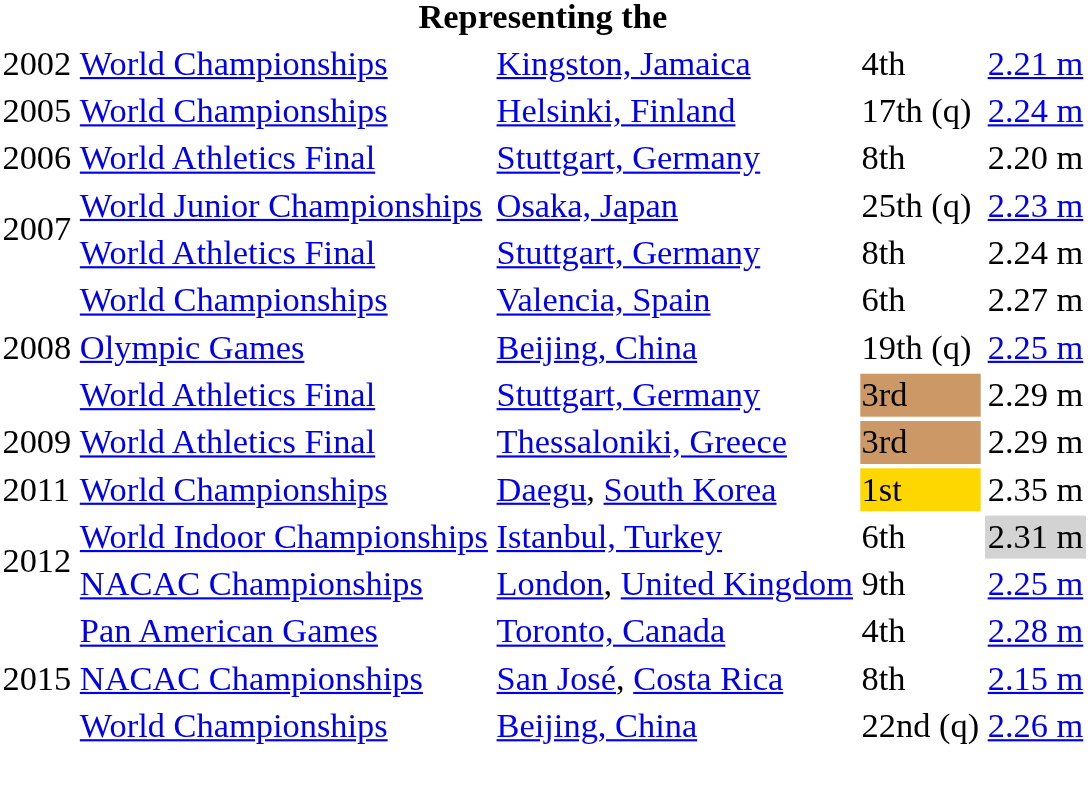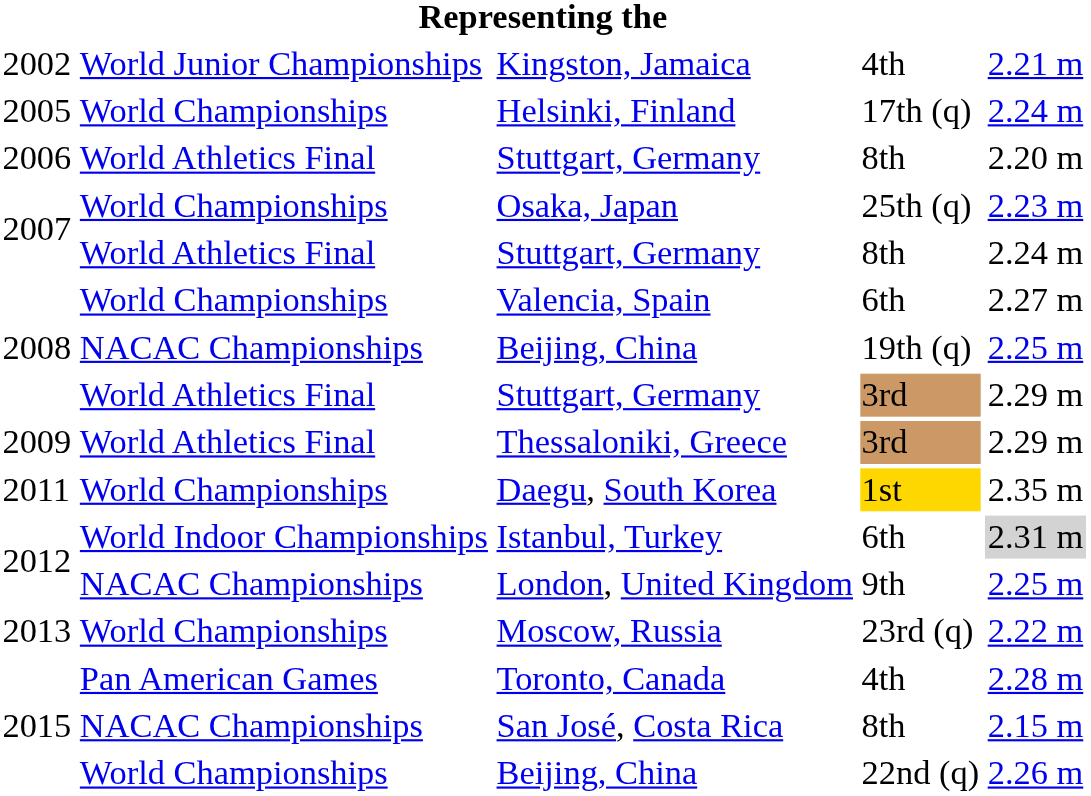(234, 63) World Championships -> (281, 63) World Junior Championships
(281, 205) World Junior Championships -> (234, 205) World Championships
(192, 347) Olympic Games -> (251, 347) NACAC Championships
+ row: (37, 631)
